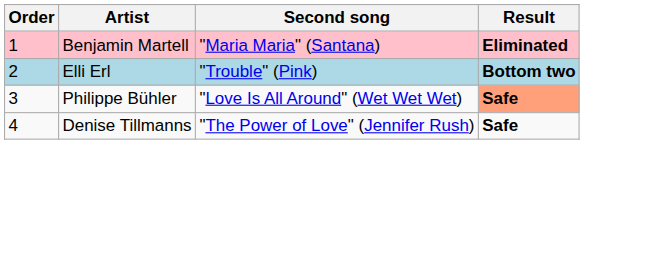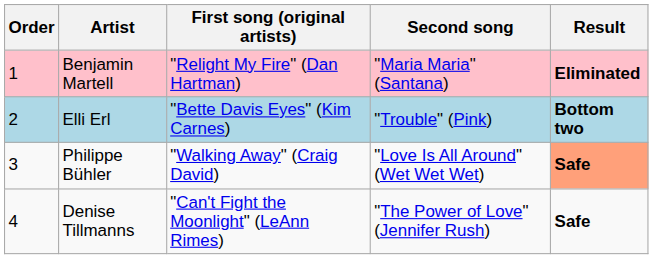+ column: (268, 27)
